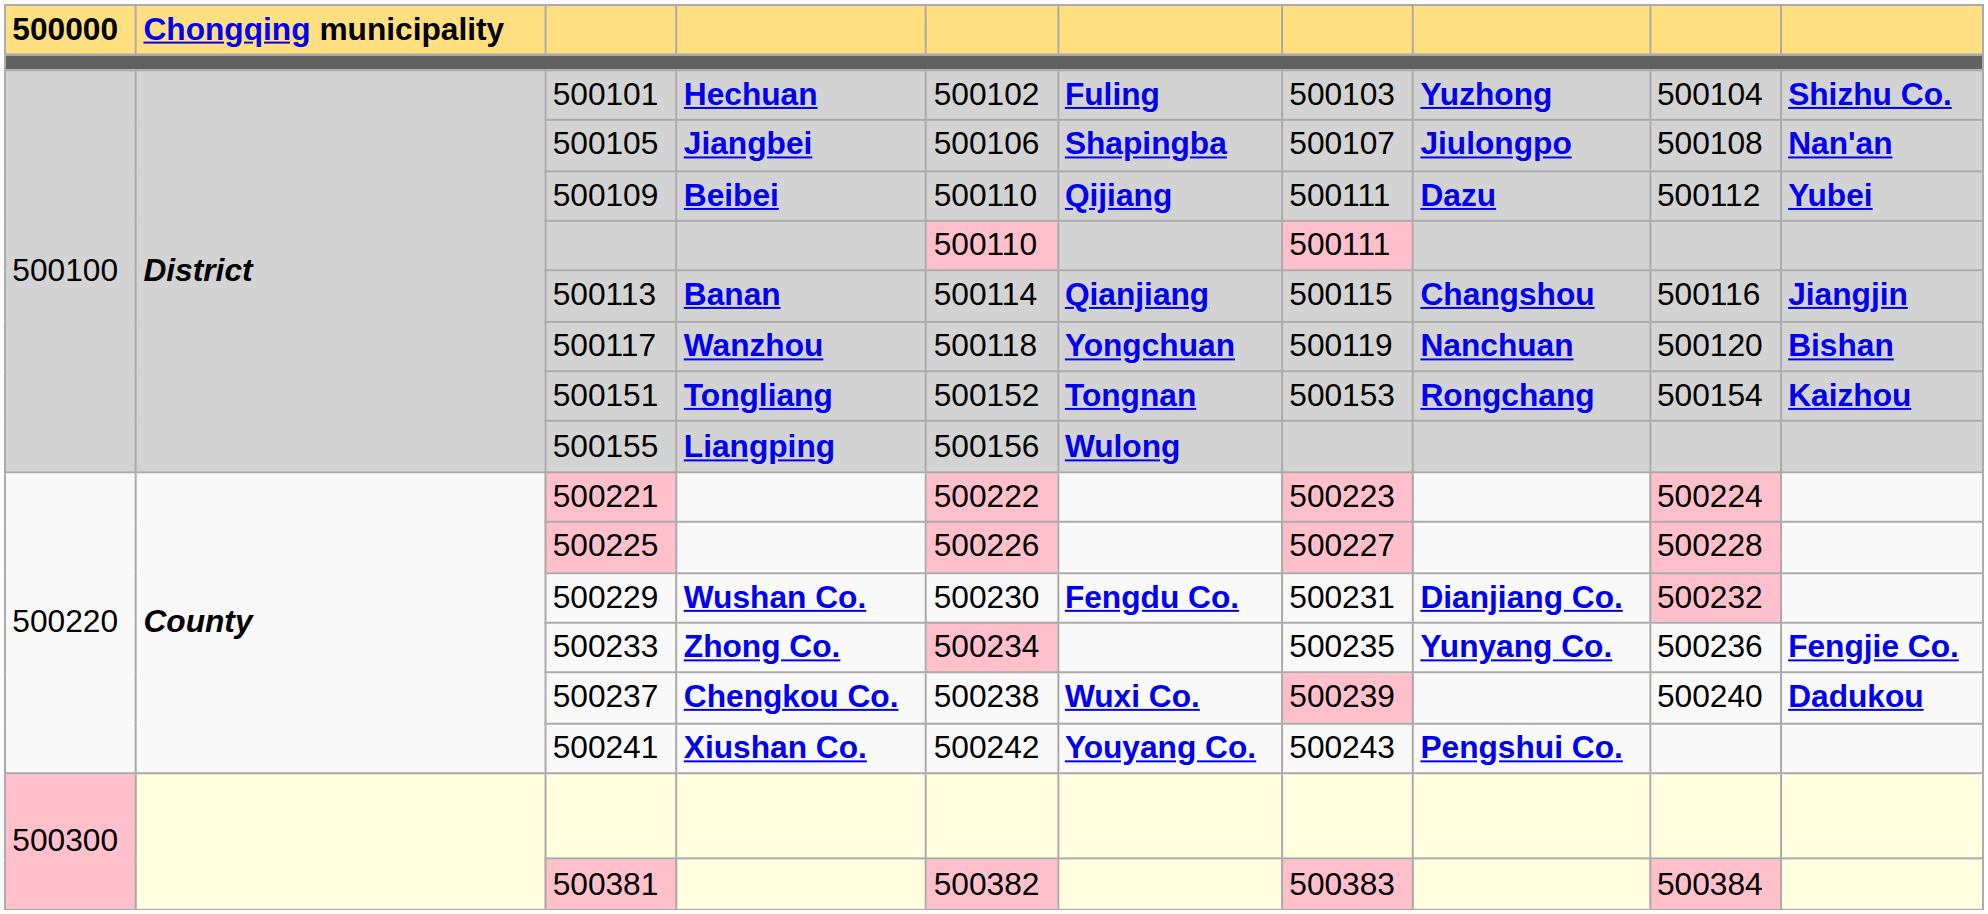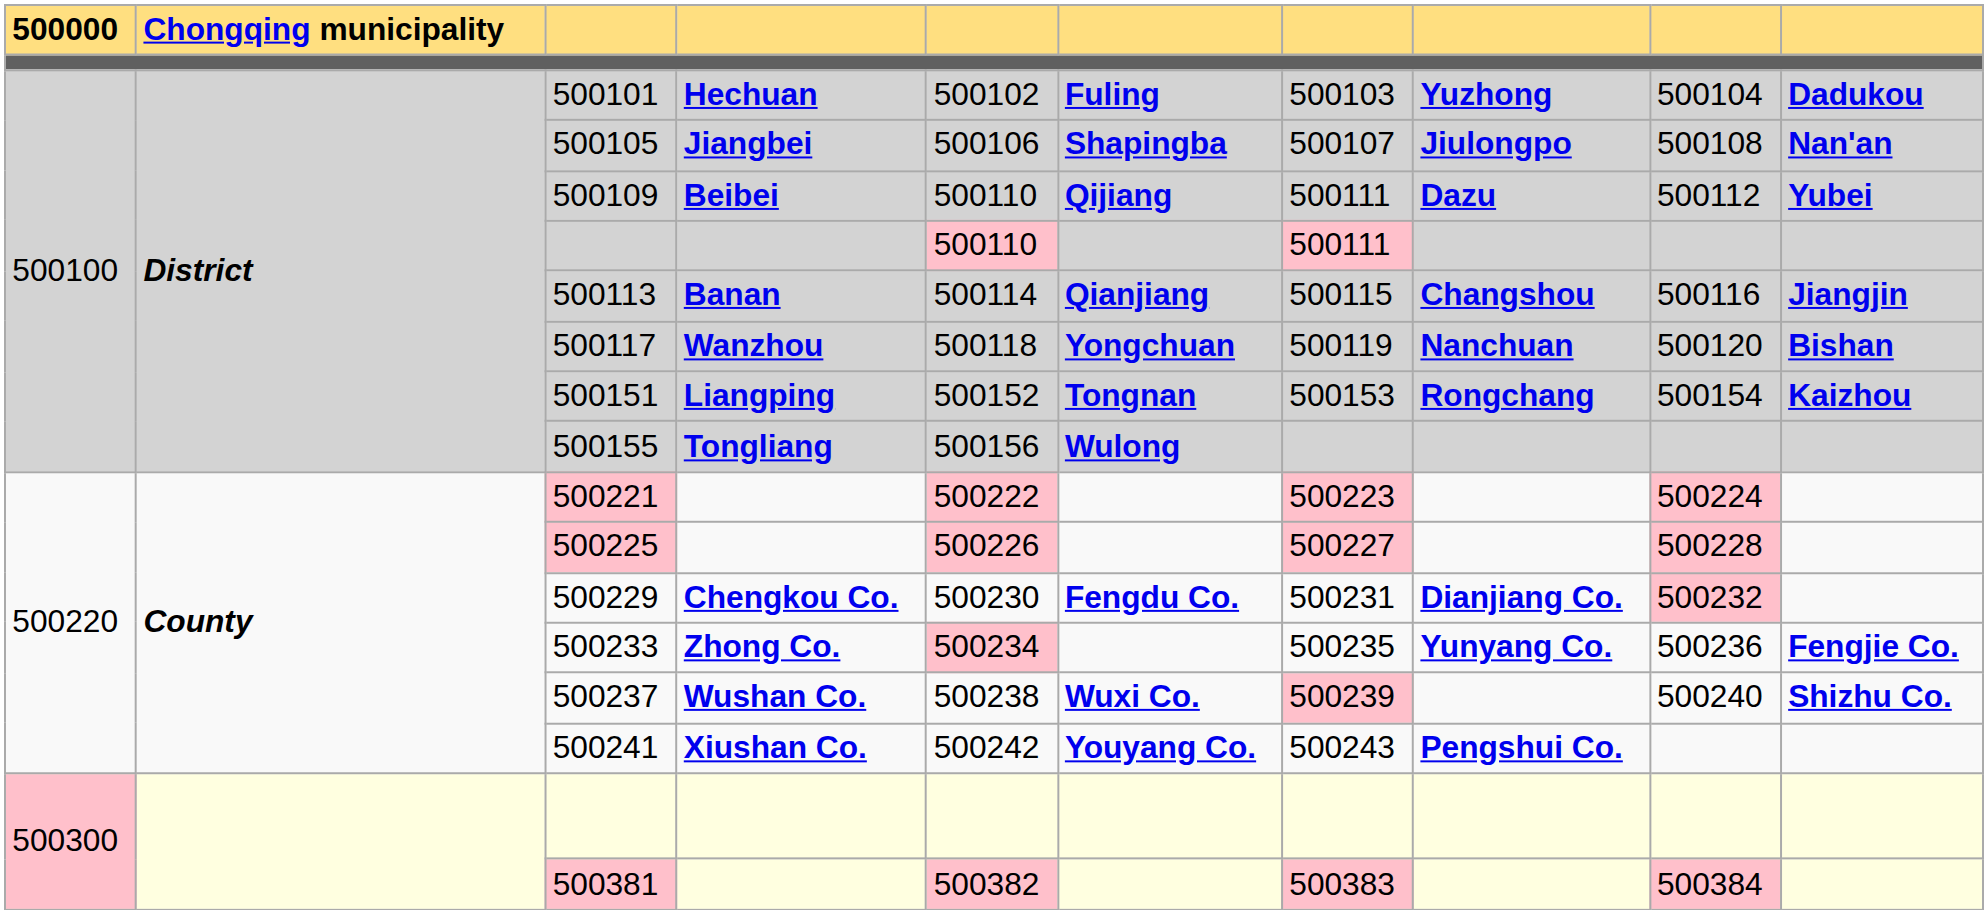(1870, 94) Shizhu Co. -> (1856, 94) Dadukou
(758, 395) Tongliang -> (759, 395) Liangping
(759, 446) Liangping -> (758, 446) Tongliang
(775, 596) Wushan Co. -> (791, 596) Chengkou Co.
(791, 697) Chengkou Co. -> (775, 697) Wushan Co.
(1856, 697) Dadukou -> (1870, 697) Shizhu Co.
